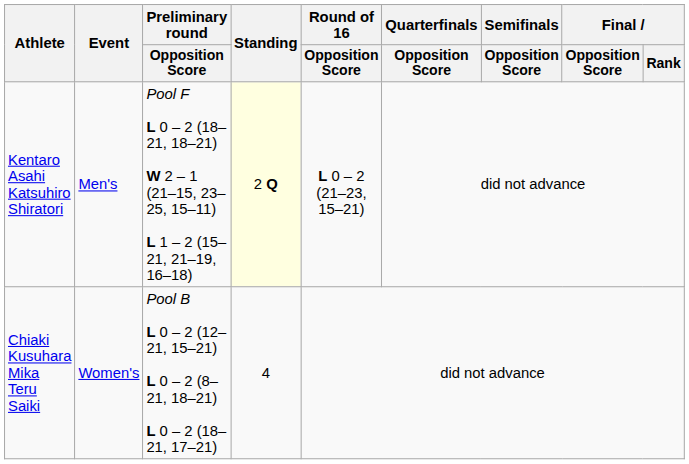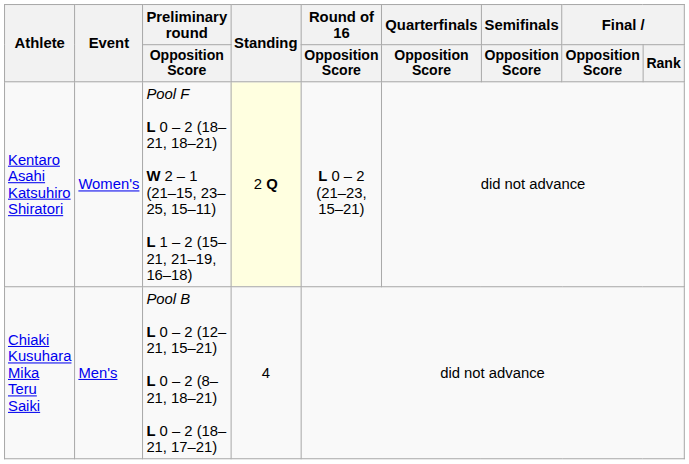(98, 185) Men's -> (109, 185) Women's
(109, 373) Women's -> (98, 373) Men's
